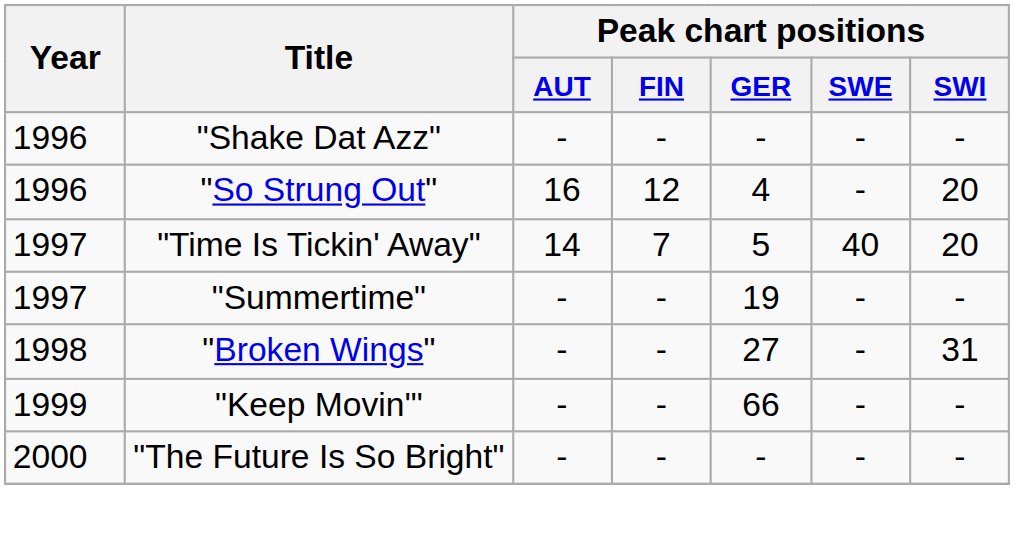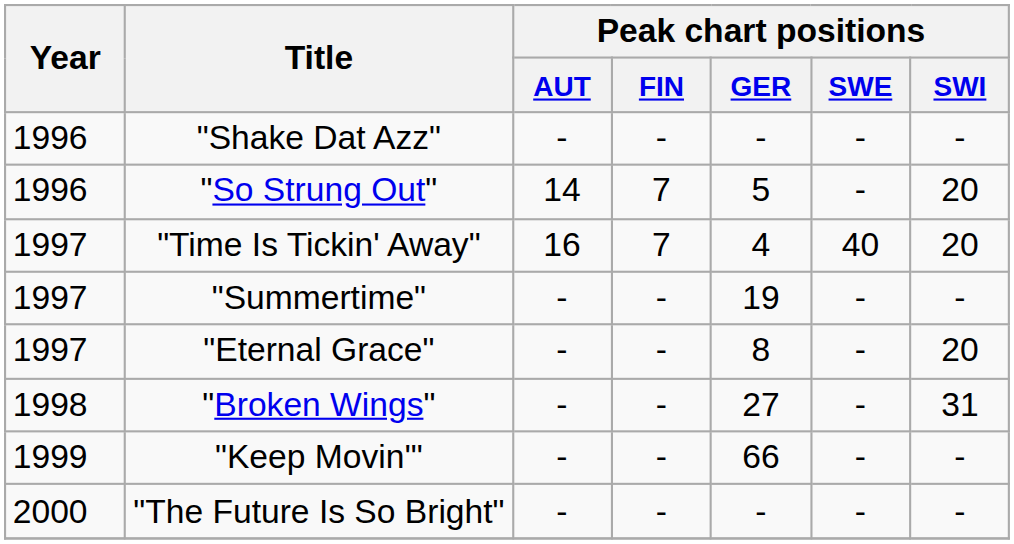(562, 191) 16 -> (562, 191) 14
(661, 191) 12 -> (661, 191) 7
(761, 191) 4 -> (761, 191) 5
(562, 244) 14 -> (562, 244) 16
(761, 244) 5 -> (761, 244) 4
+ row: (319, 350)
